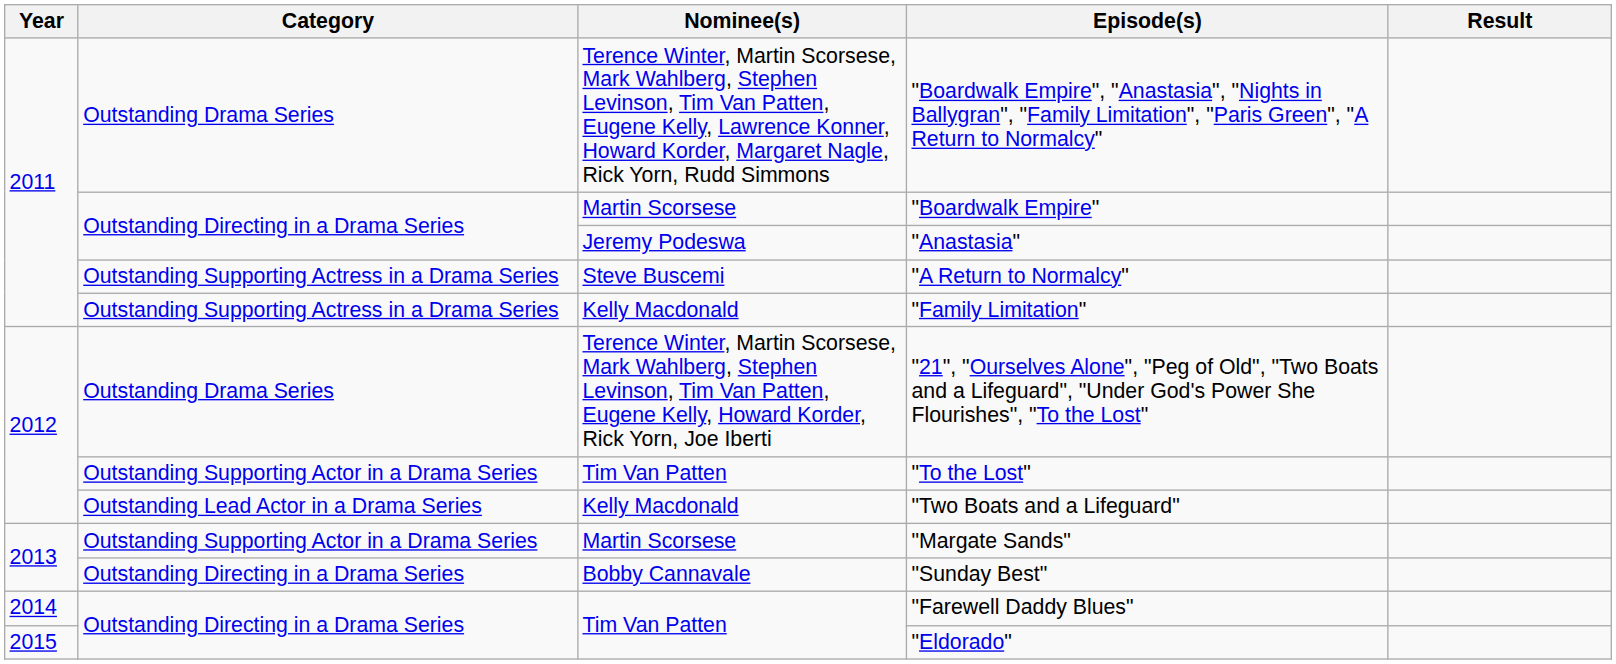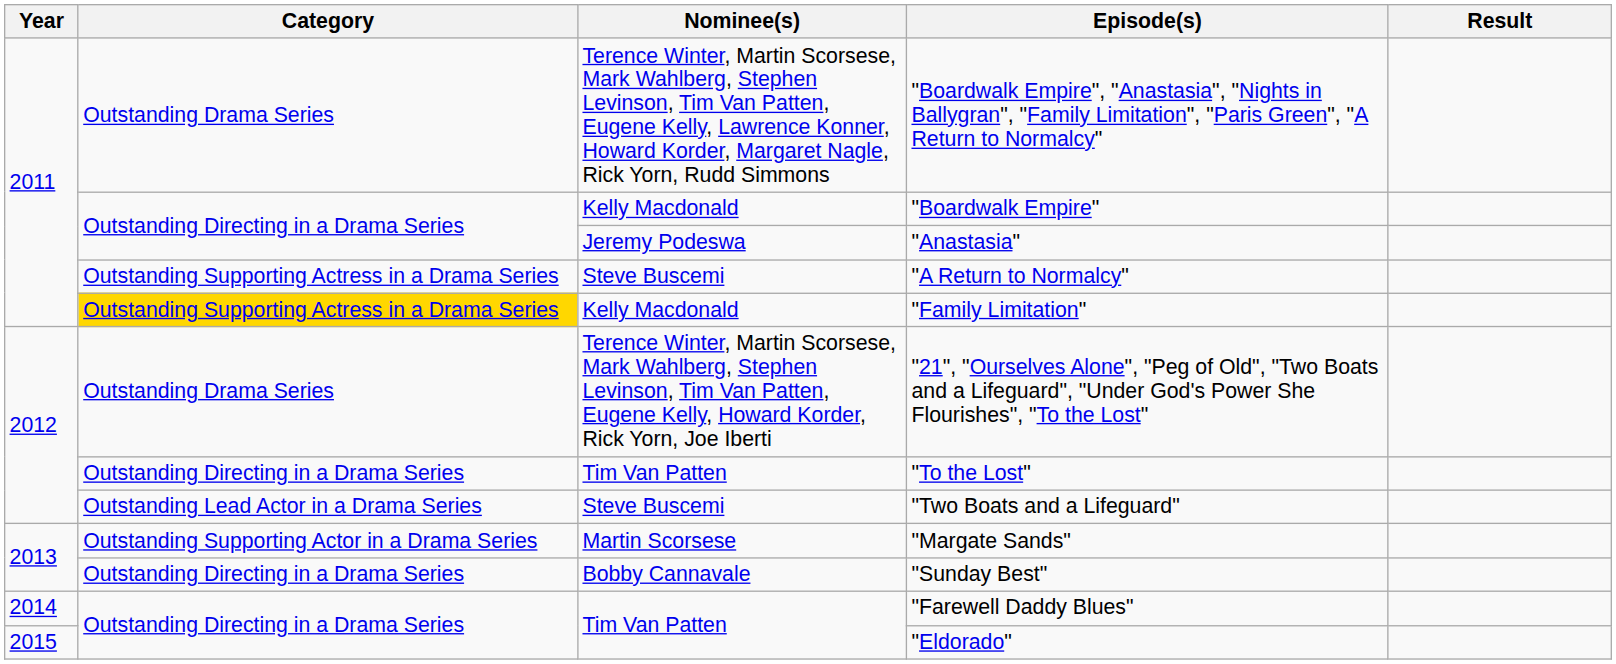(659, 208) Martin Scorsese -> (661, 208) Kelly Macdonald
(321, 309) no background -> (321, 309) gold background
(310, 473) Outstanding Supporting Actor in a Drama Series -> (274, 473) Outstanding Directing in a Drama Series
(661, 506) Kelly Macdonald -> (653, 506) Steve Buscemi
